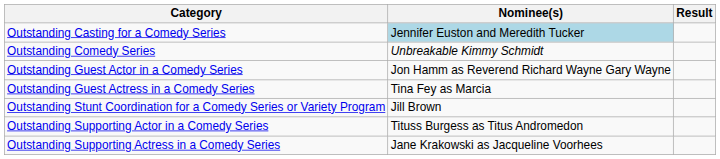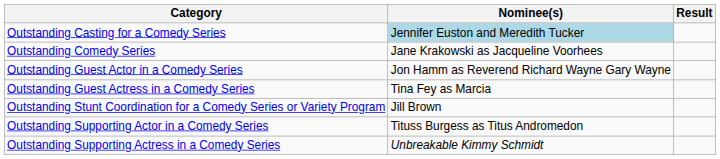(467, 51) Unbreakable Kimmy Schmidt -> (497, 51) Jane Krakowski as Jacqueline Voorhees
(497, 145) Jane Krakowski as Jacqueline Voorhees -> (467, 145) Unbreakable Kimmy Schmidt
